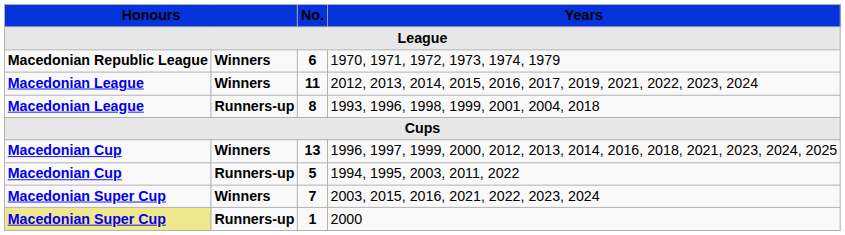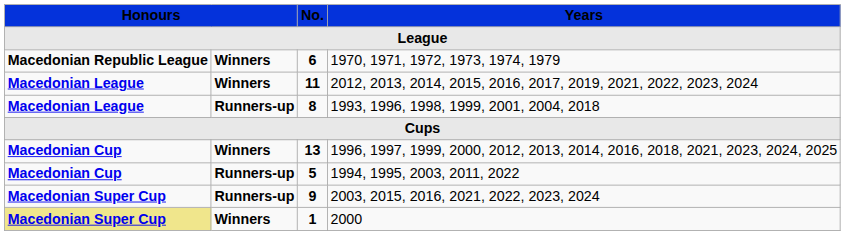(243, 196) Winners -> (254, 196) Runners-up
(312, 196) 7 -> (312, 196) 9
(254, 219) Runners-up -> (243, 219) Winners
